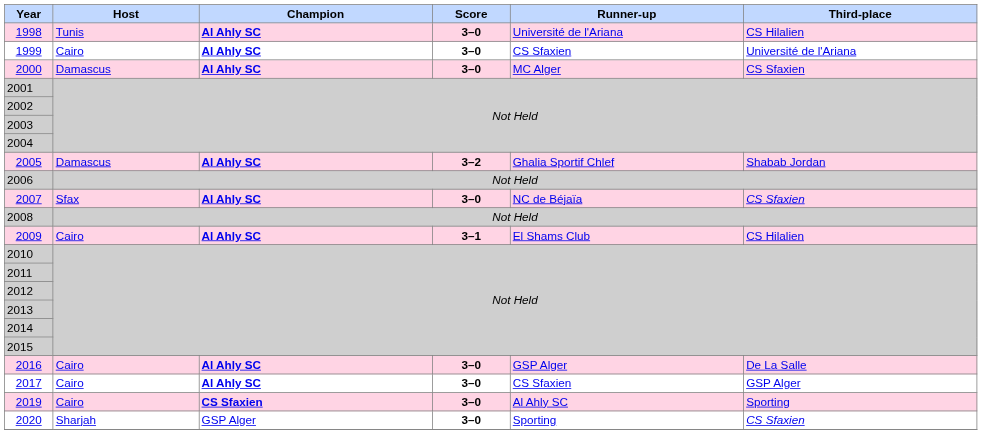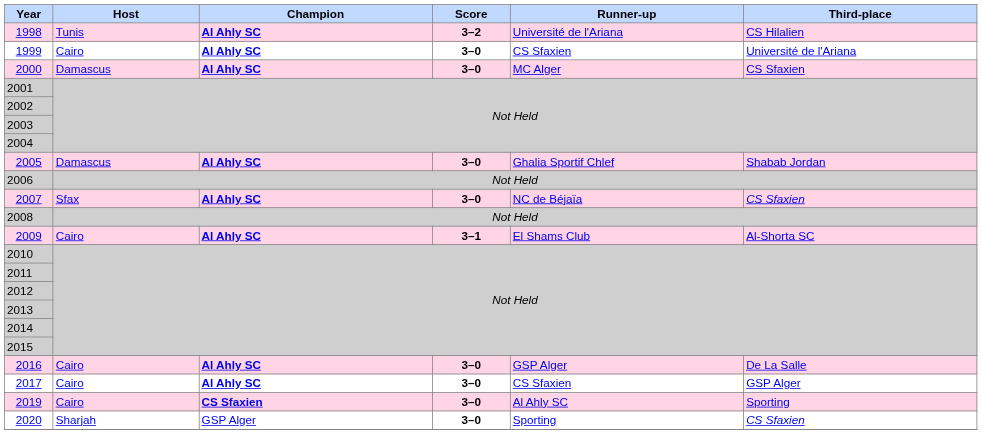(471, 32) 3–0 -> (471, 32) 3–2
(471, 161) 3–2 -> (471, 161) 3–0
(775, 235) CS Hilalien -> (780, 235) Al-Shorta SC
